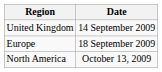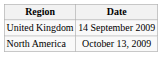- row: (21, 43)
